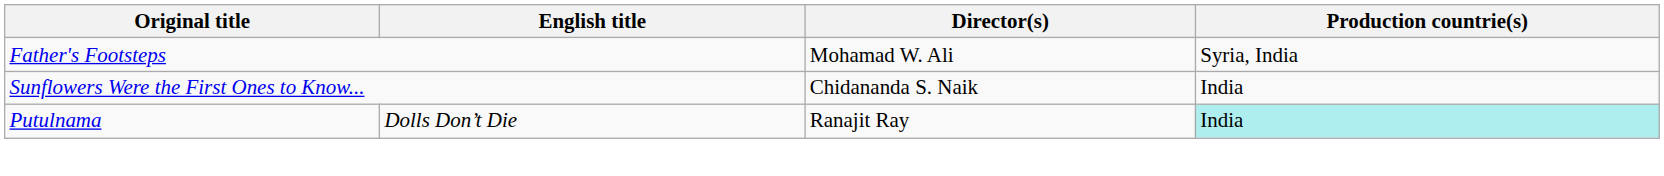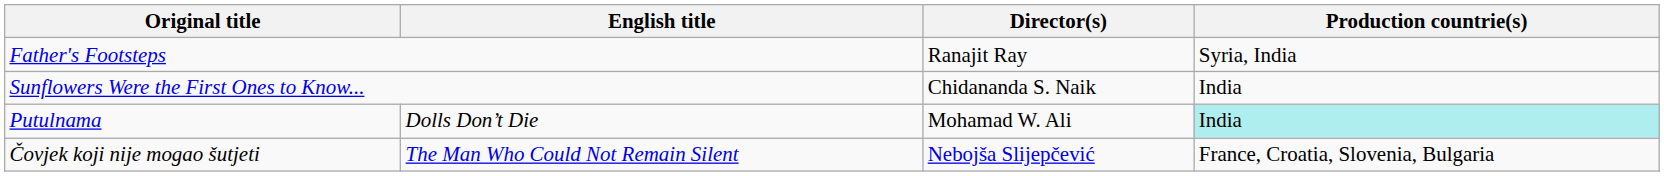(882, 54) Mohamad W. Ali -> (977, 54) Ranajit Ray
(860, 120) Ranajit Ray -> (1000, 120) Mohamad W. Ali
+ row: (135, 154)
